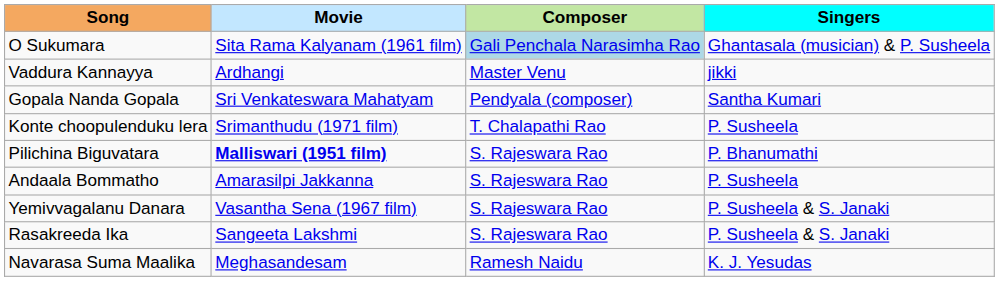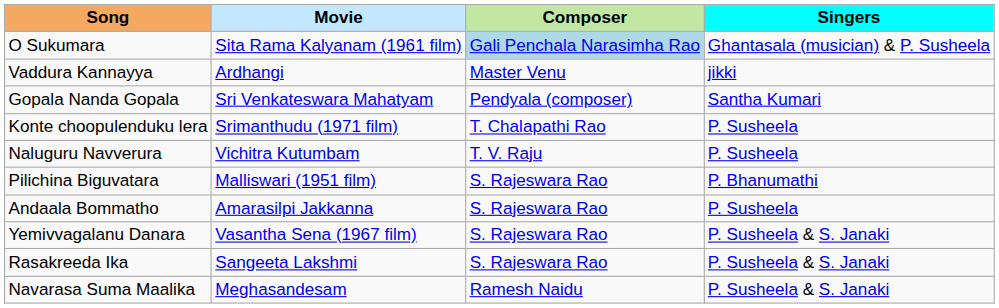+ row: (85, 153)
(301, 153) bold -> (296, 180) normal
(760, 262) K. J. Yesudas -> (799, 289) P. Susheela & S. Janaki
